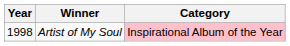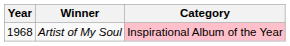(20, 31) 1998 -> (20, 31) 1968
